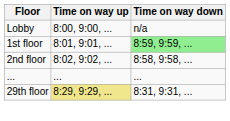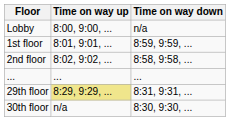(163, 44) lightgreen background -> (163, 44) no background
+ row: (28, 108)
